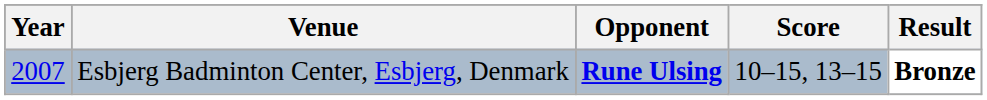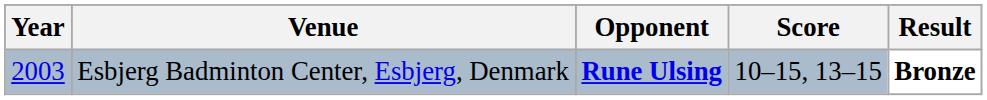(38, 71) 2007 -> (38, 71) 2003
